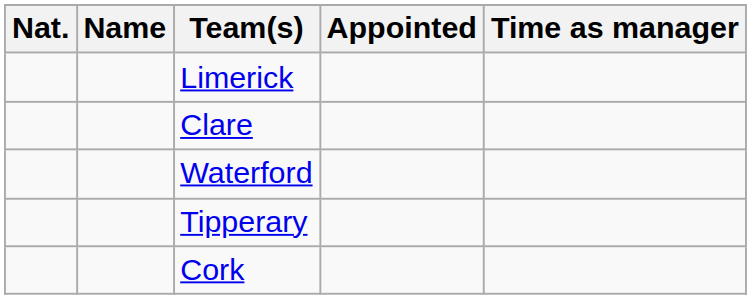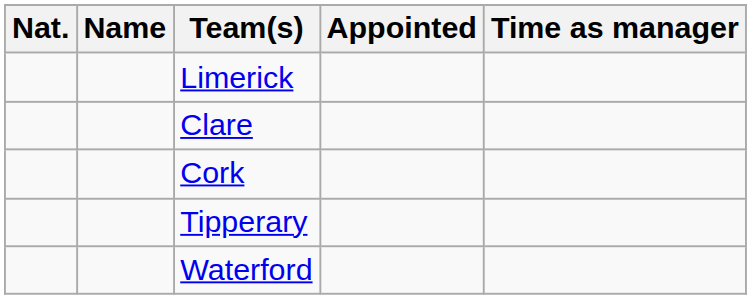rows swapped: (212, 269) <-> (246, 173)
